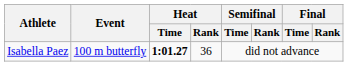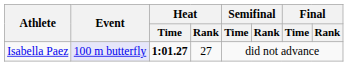(110, 51) no background -> (110, 51) lavender background
(206, 51) 36 -> (206, 51) 27
